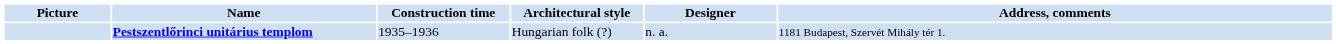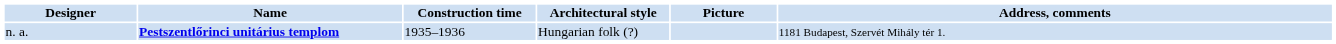columns swapped: (57, 13) <-> (710, 13)
